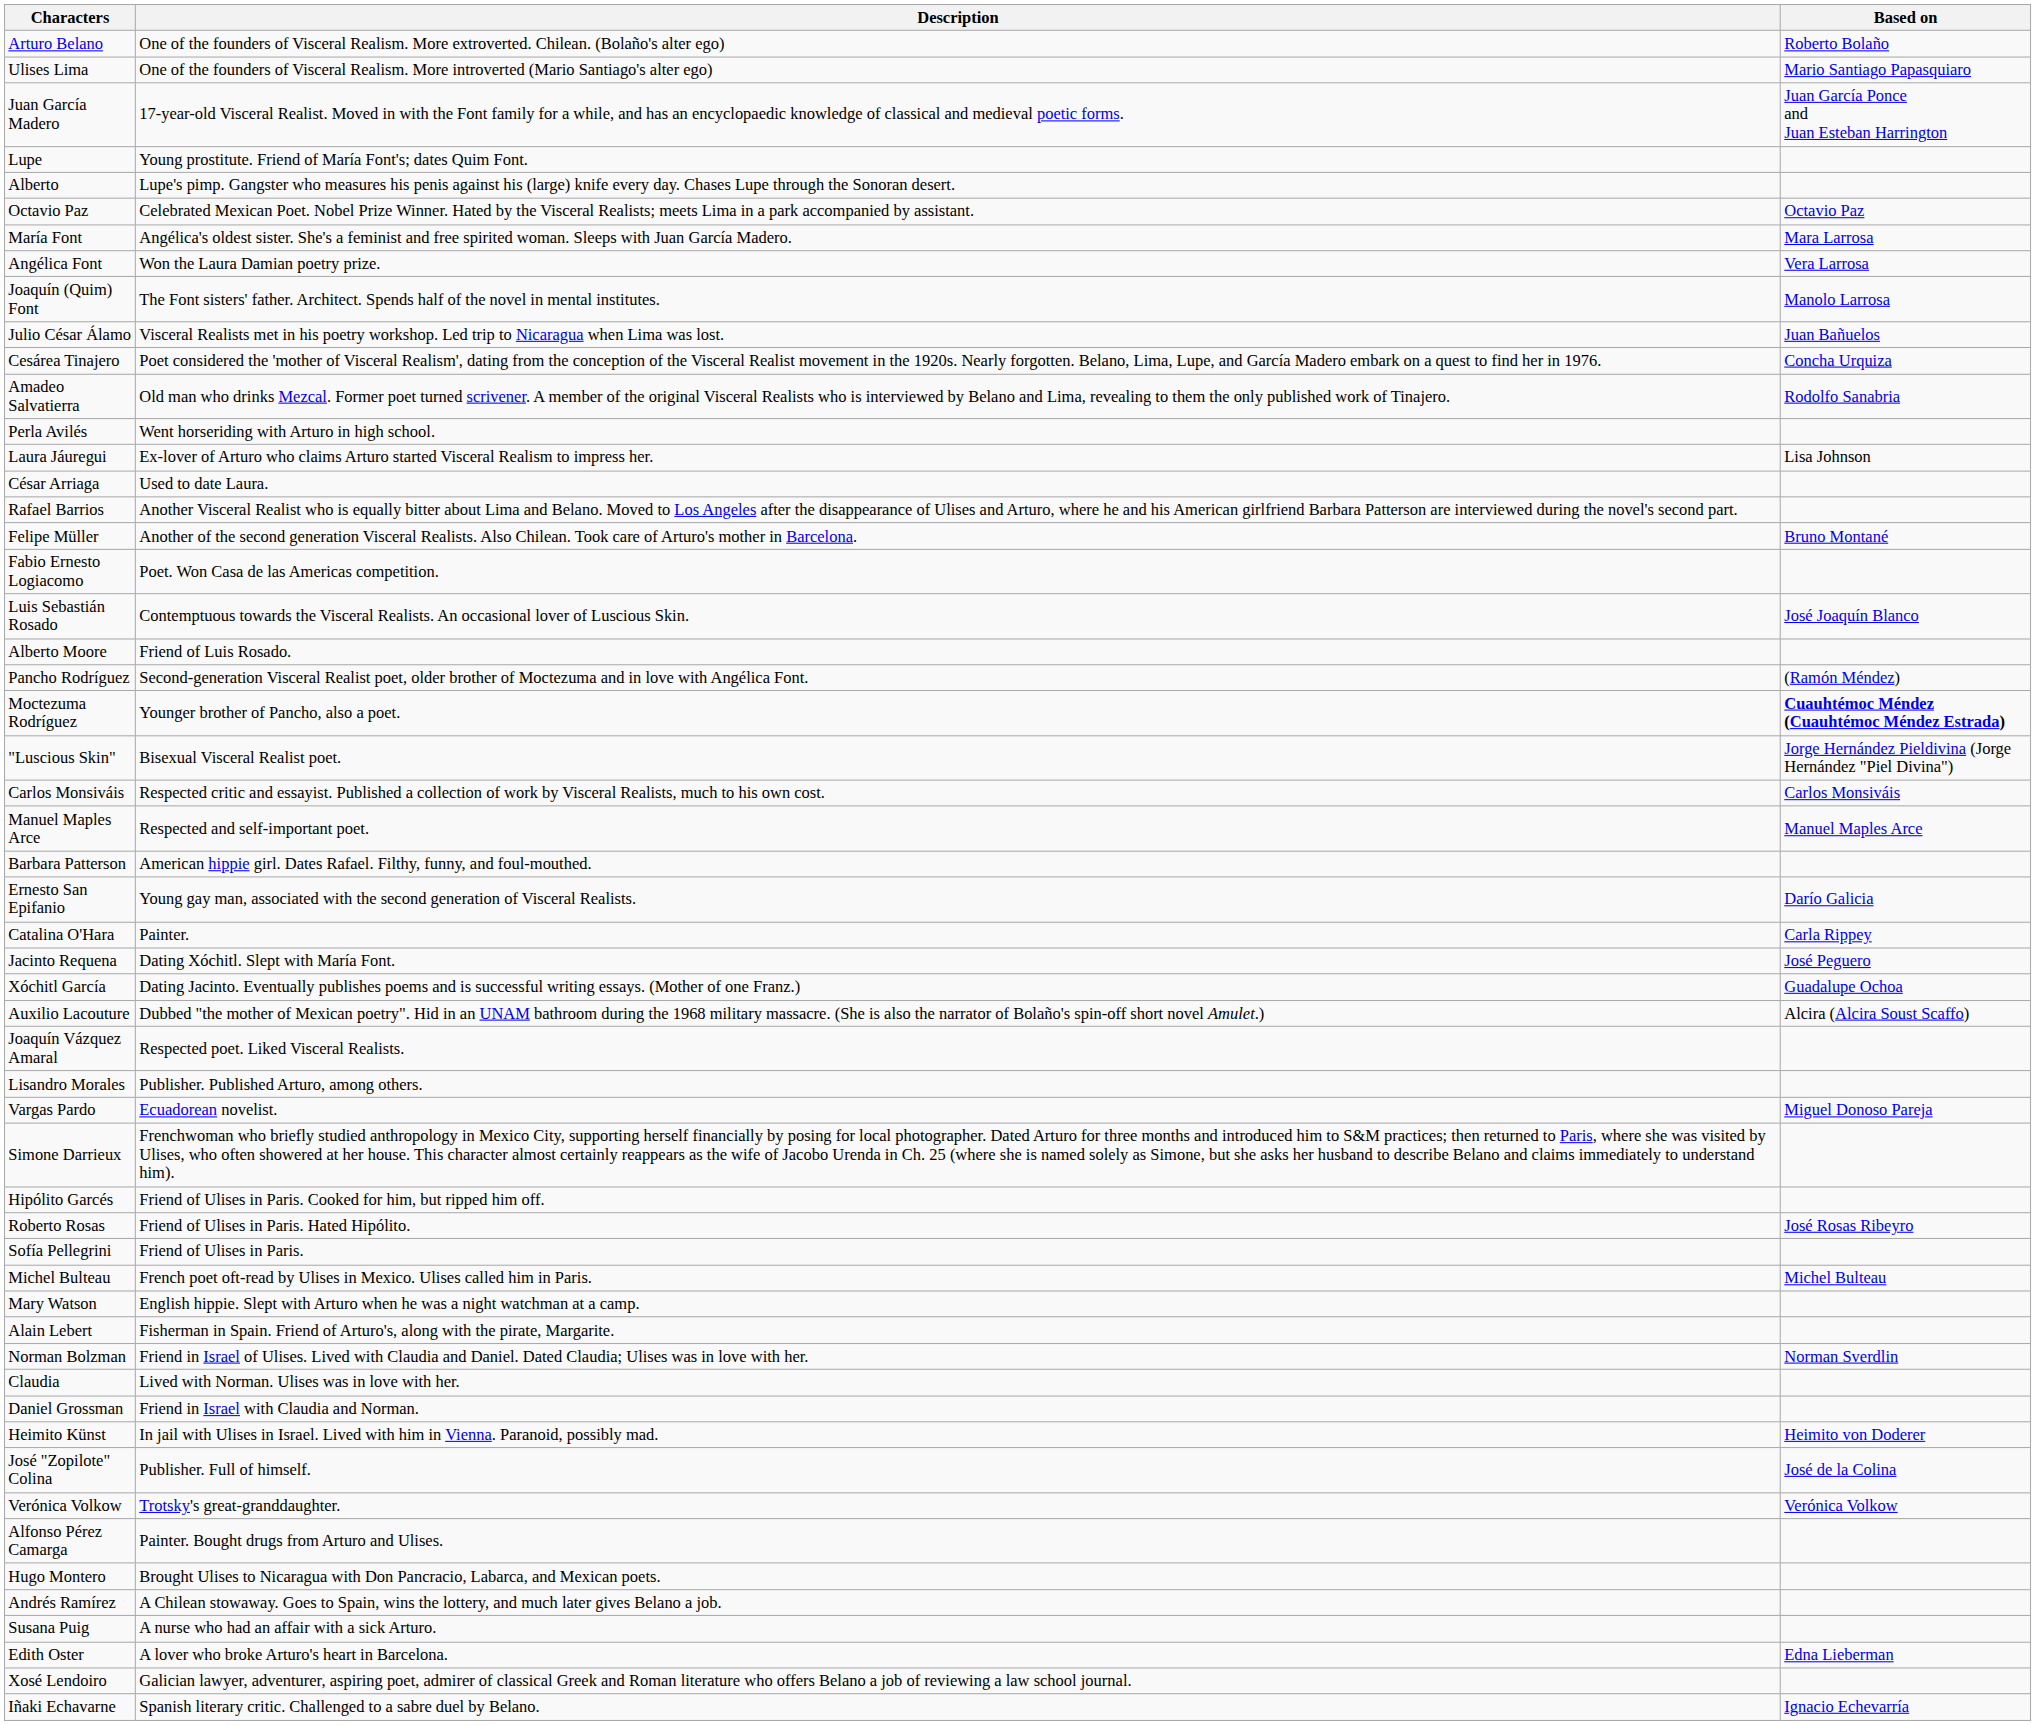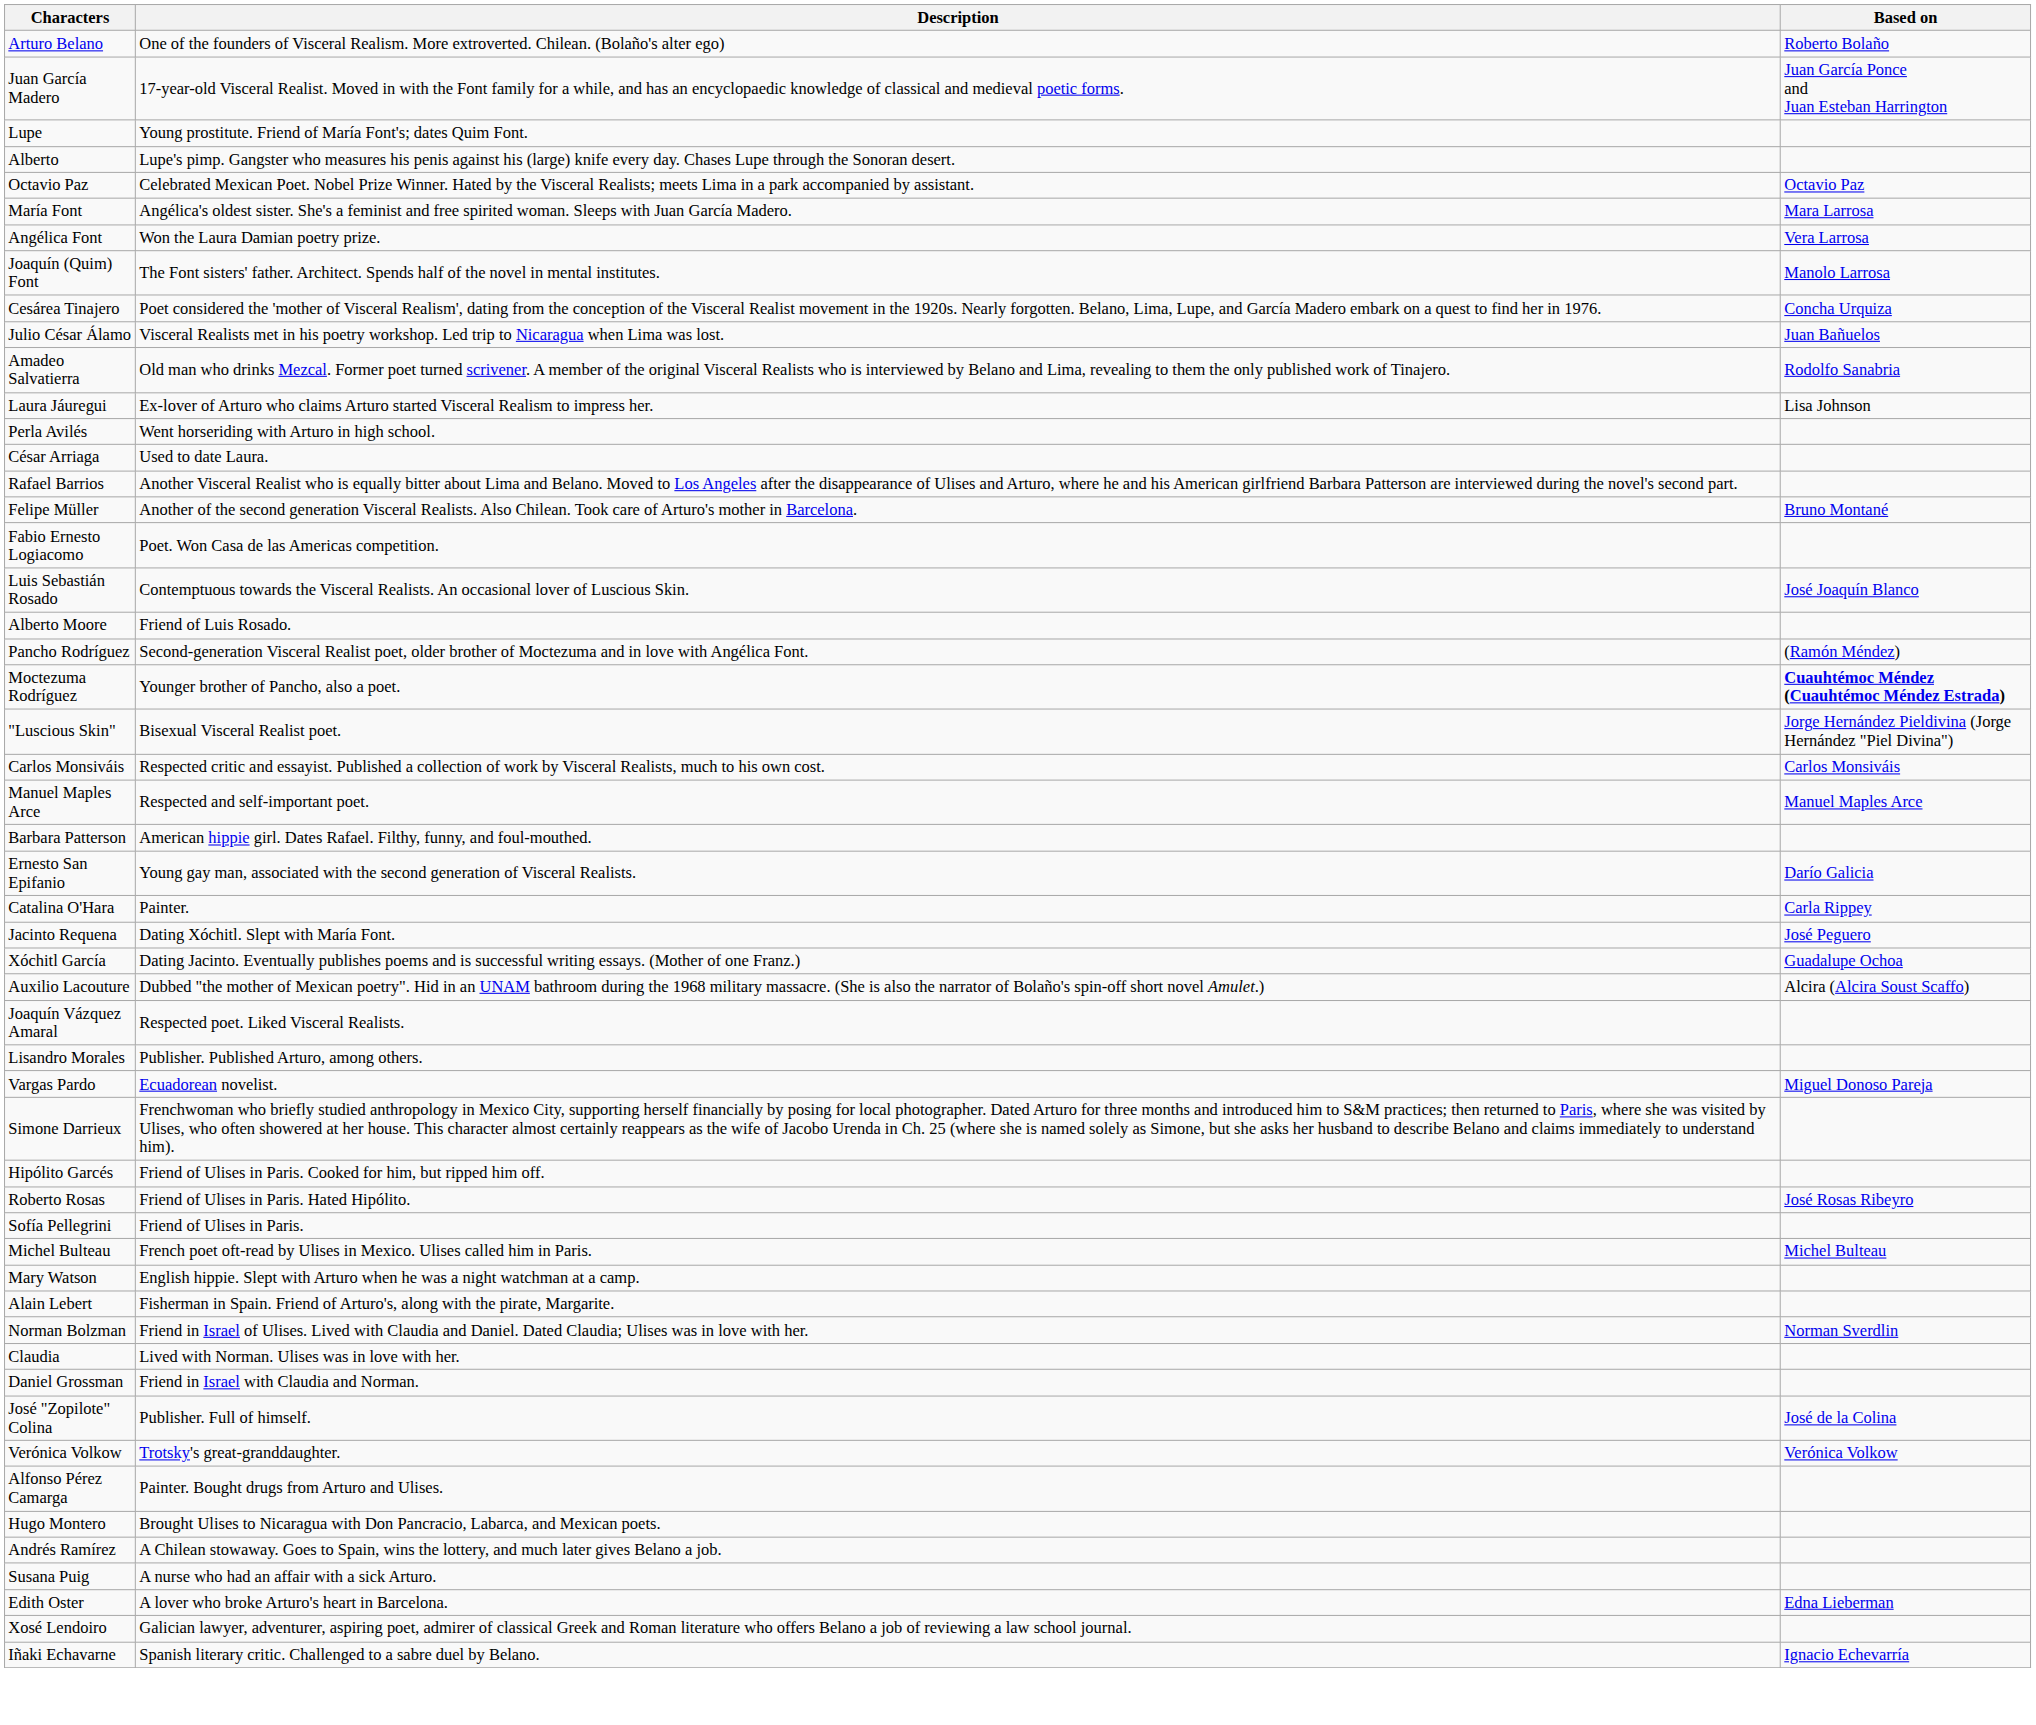- row: (48, 69)
rows swapped: (70, 334) <-> (64, 360)
rows swapped: (48, 431) <-> (58, 457)
- row: (57, 1434)
